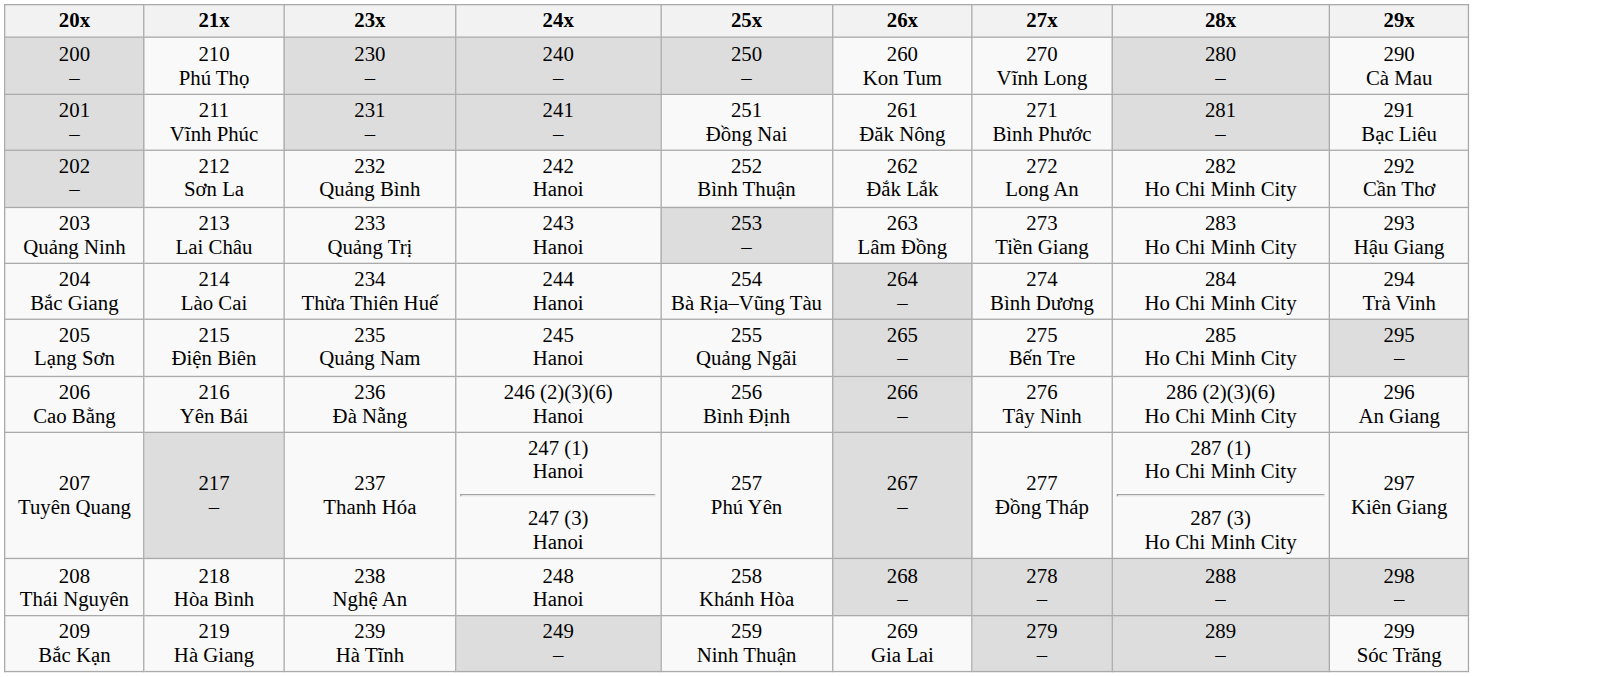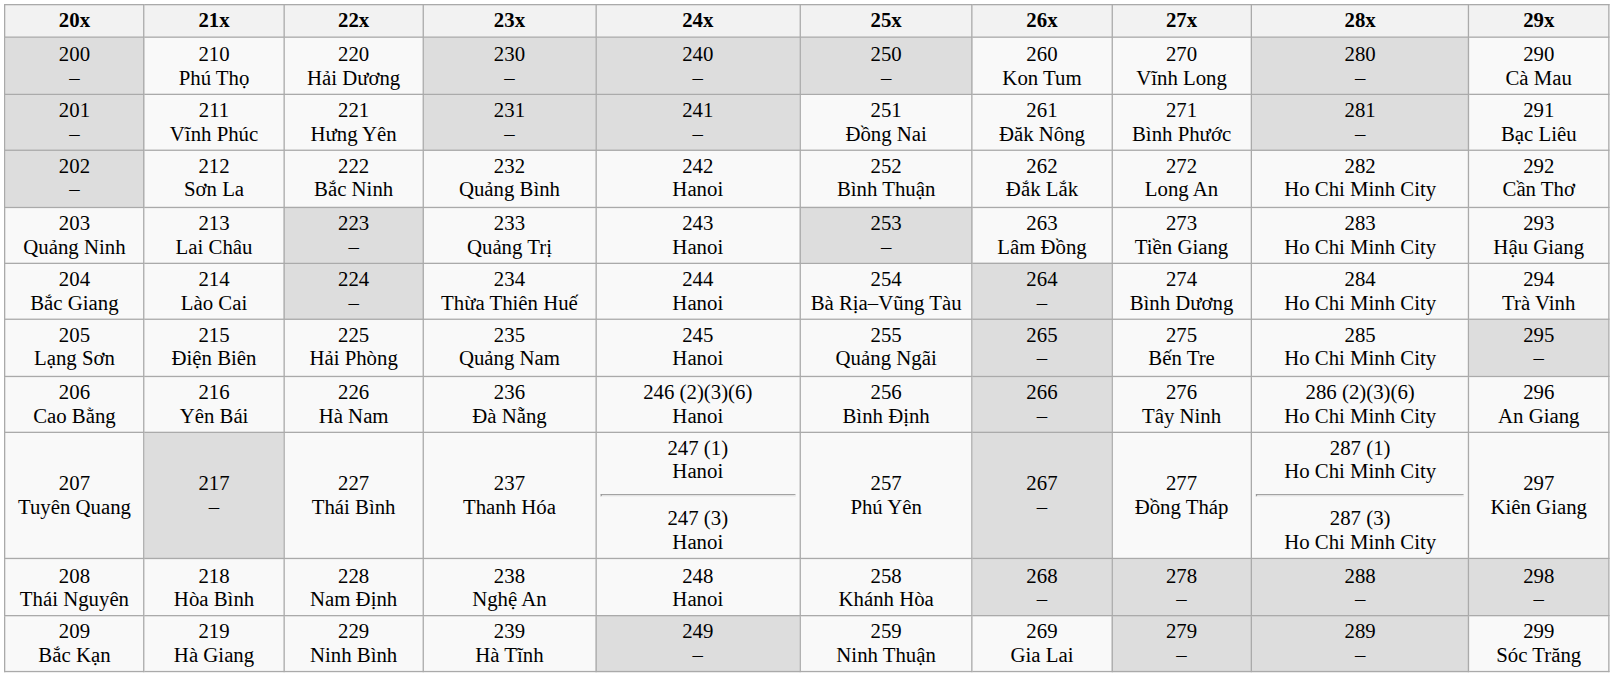+ column: (354, 20)
